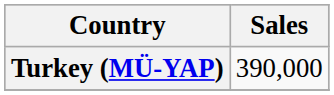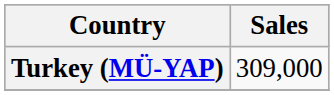(279, 68) 390,000 -> (279, 68) 309,000
